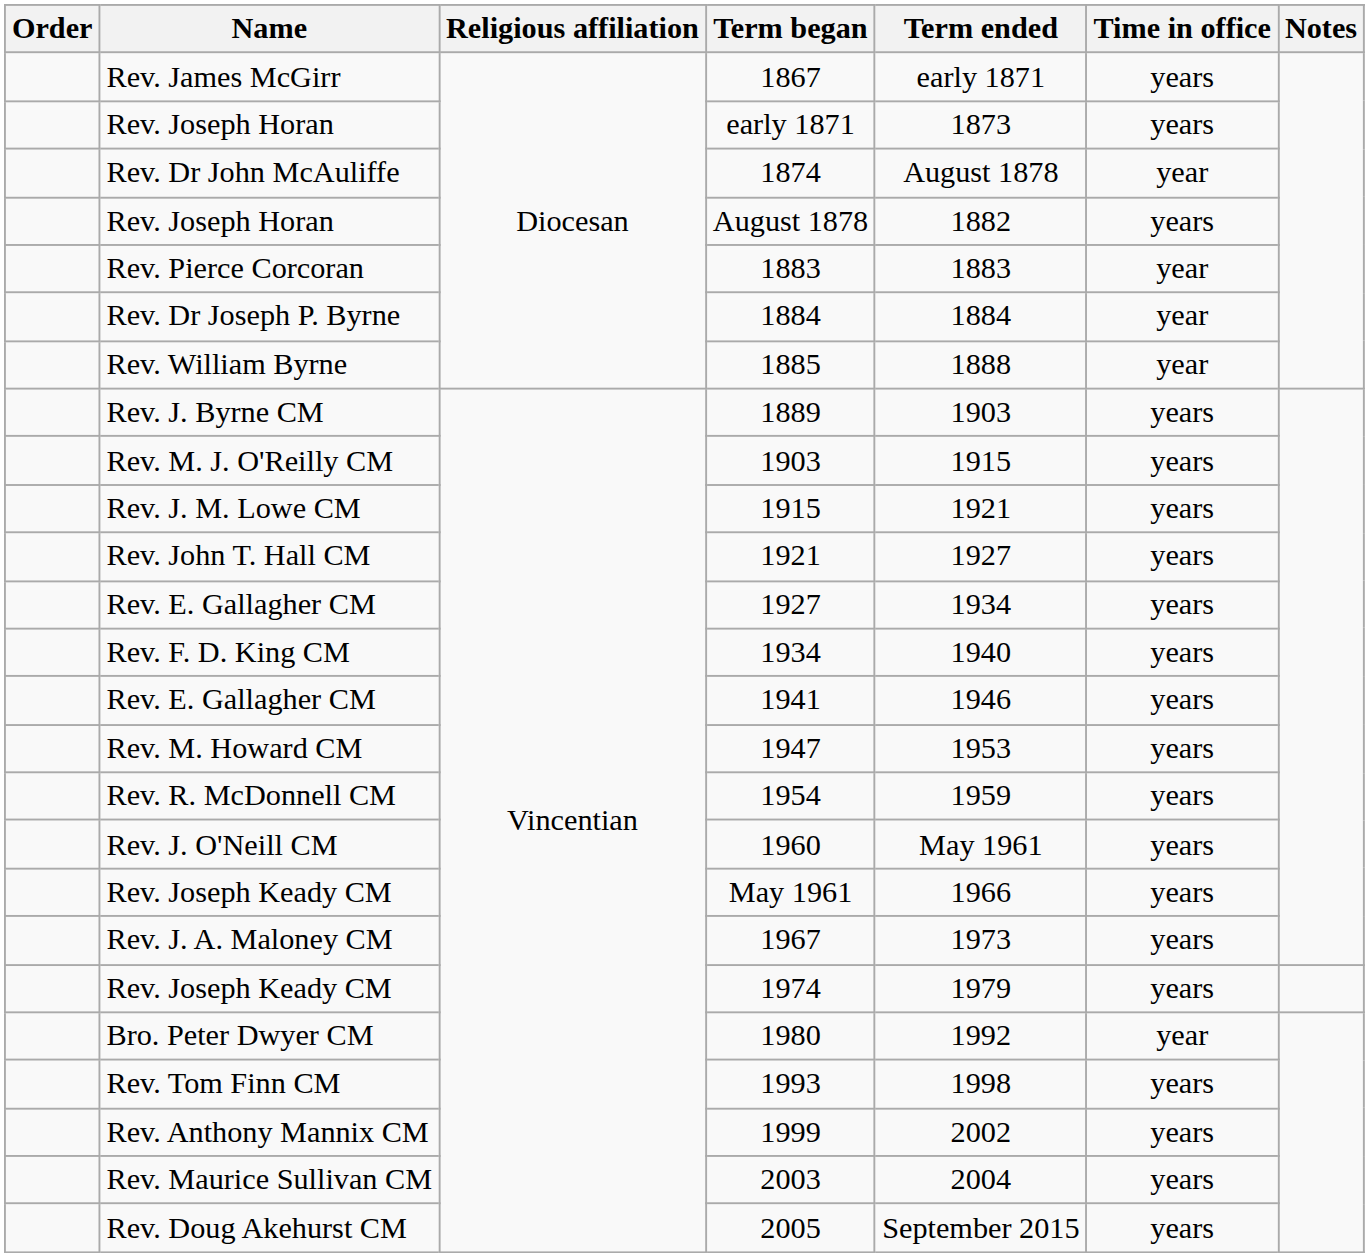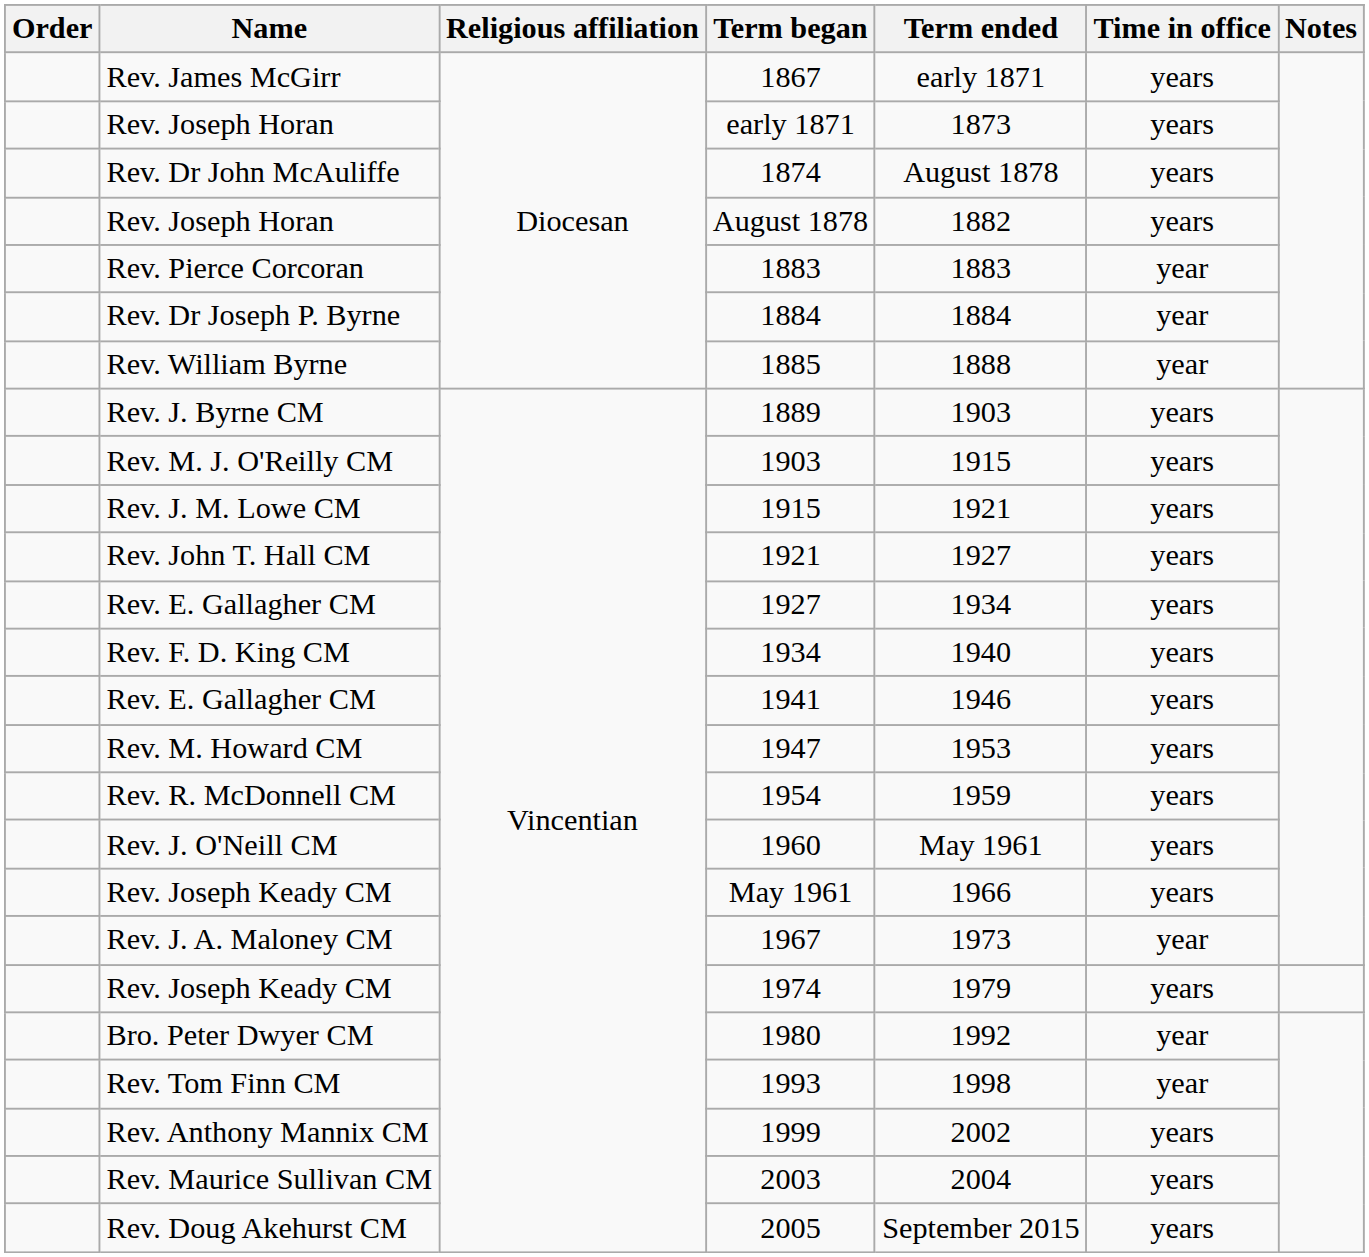(1182, 172) year -> (1182, 172) years
(1182, 939) years -> (1182, 939) year
(1182, 1083) years -> (1182, 1083) year
